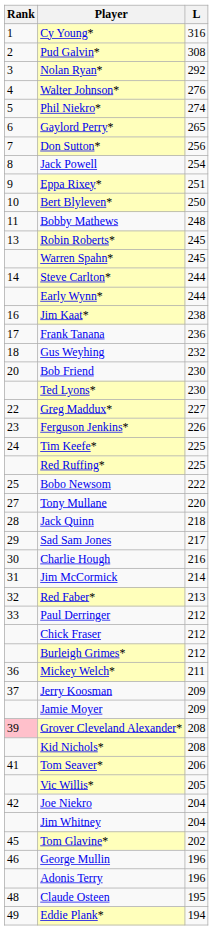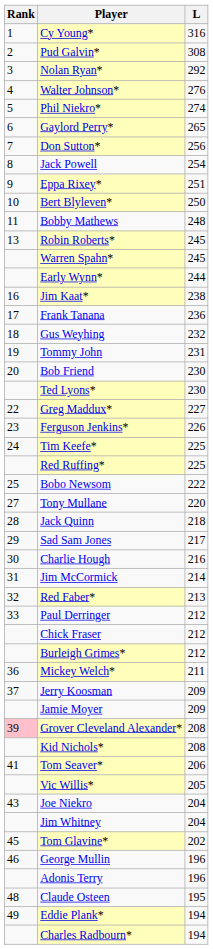- row: (76, 277)
+ row: (71, 352)
(13, 803) 42 -> (13, 803) 43
+ row: (86, 934)
